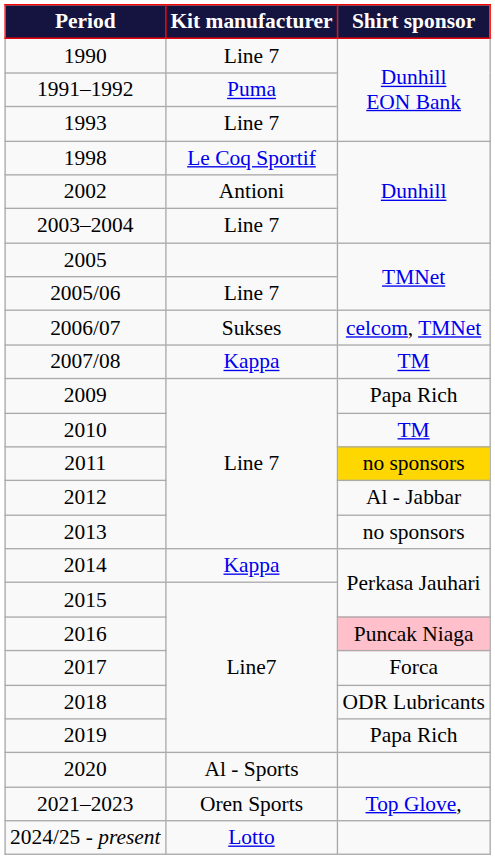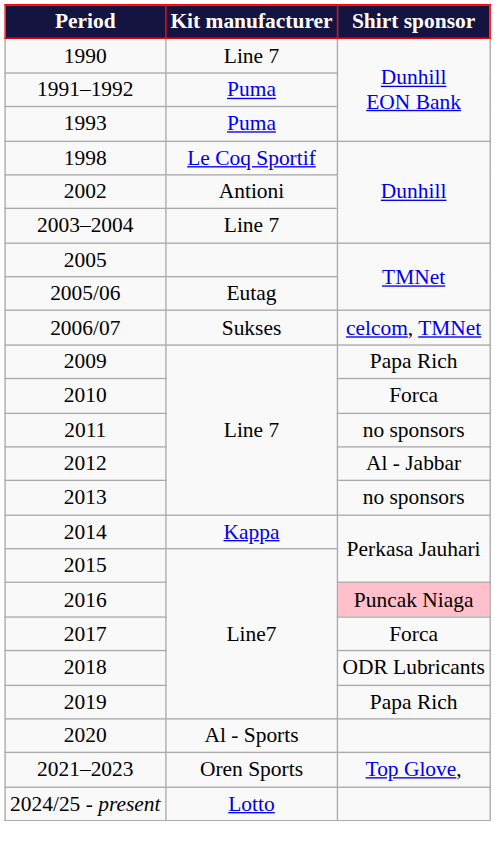(251, 123) Line 7 -> (251, 123) Puma
(251, 293) Line 7 -> (251, 293) Eutag
- row: (85, 361)
(414, 429) TM -> (414, 395) Forca
(414, 463) gold background -> (414, 429) no background
